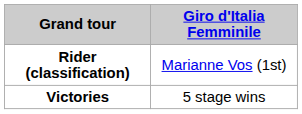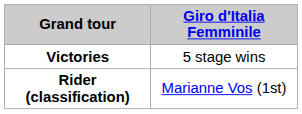rows swapped: (78, 65) <-> (78, 96)
